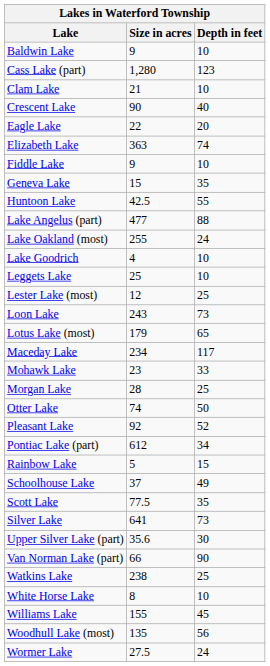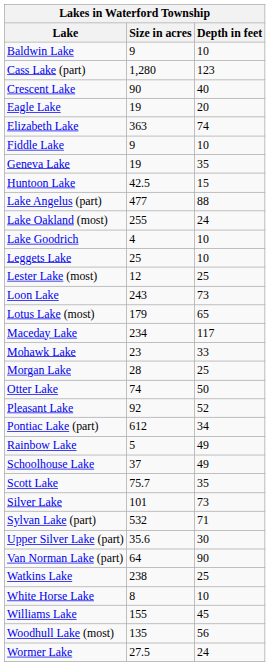- row: (33, 88)
(135, 126) 22 -> (135, 107) 19
(135, 182) 15 -> (135, 164) 19
(203, 201) 55 -> (203, 182) 15
(203, 464) 15 -> (203, 445) 49
(140, 502) 77.5 -> (140, 483) 75.7
(138, 520) 641 -> (138, 502) 101
+ row: (51, 520)
(135, 558) 66 -> (135, 558) 64
